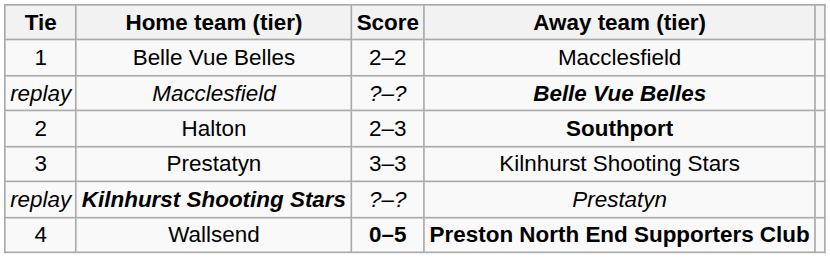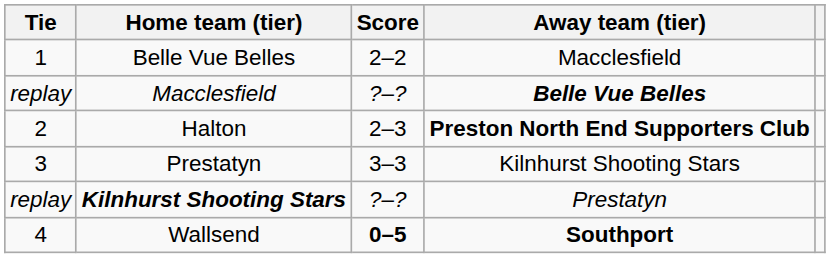(620, 128) Southport -> (620, 128) Preston North End Supporters Club
(620, 234) Preston North End Supporters Club -> (620, 234) Southport
